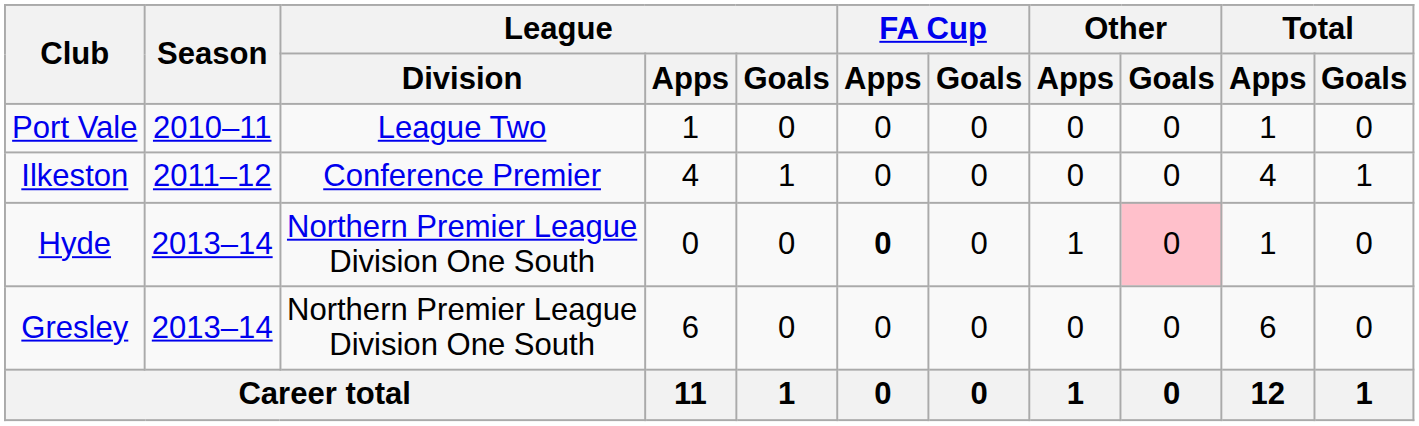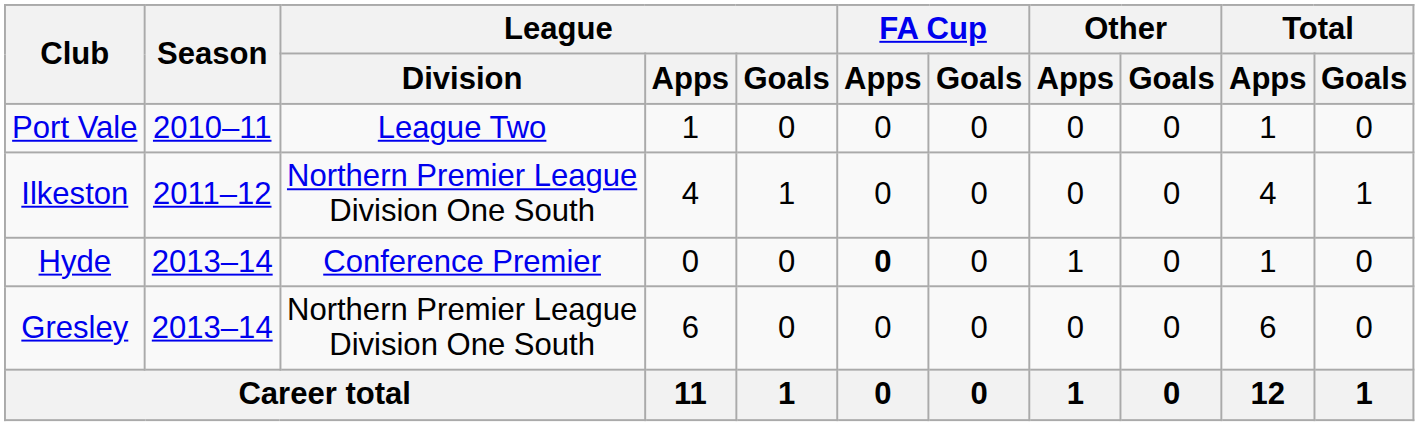(462, 176) Conference Premier -> (462, 194) Northern Premier League Division One South
(462, 243) Northern Premier League Division One South -> (462, 260) Conference Premier
(1172, 243) pink background -> (1172, 260) no background
